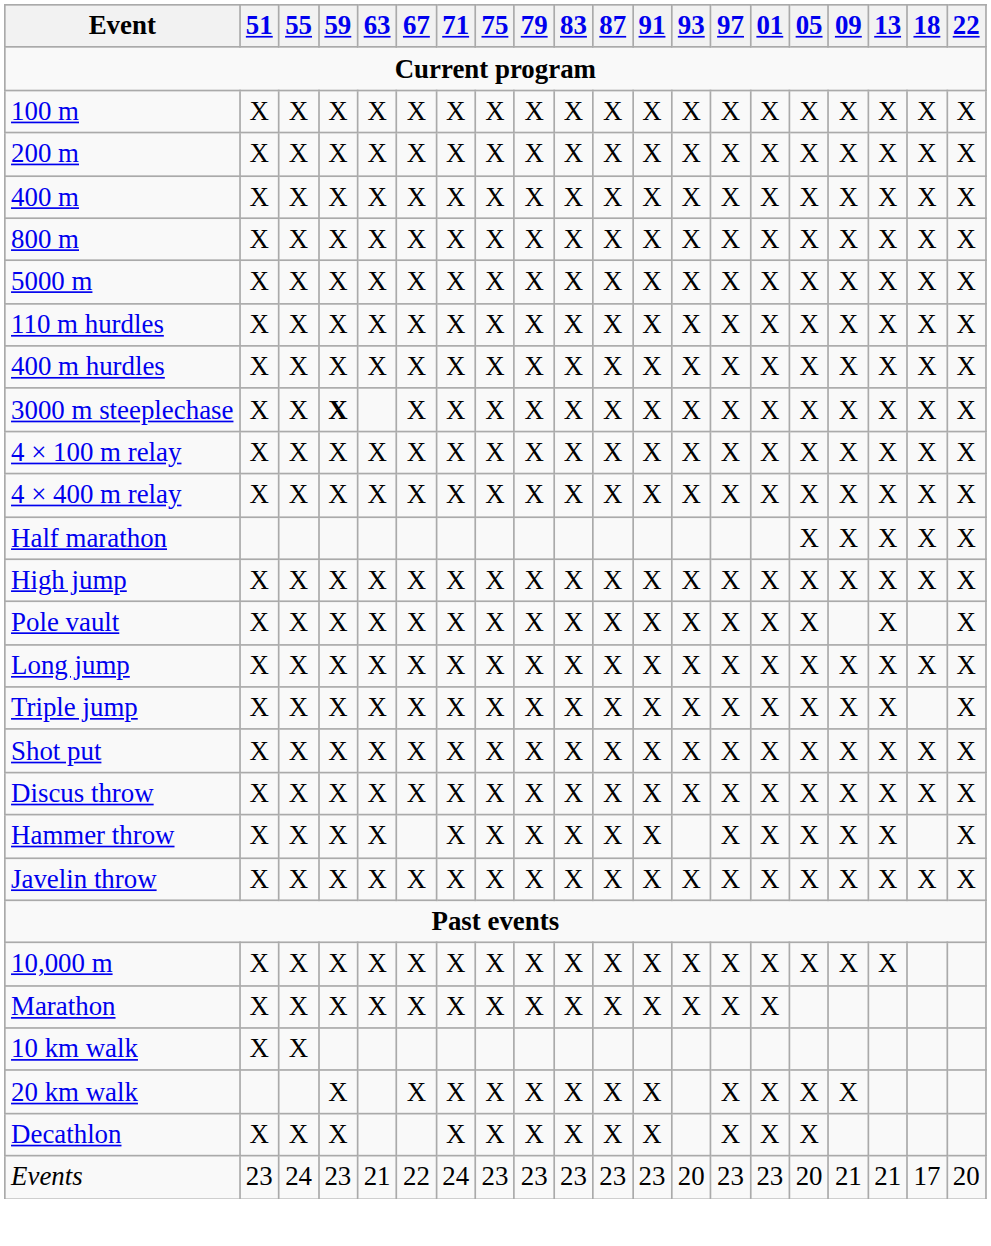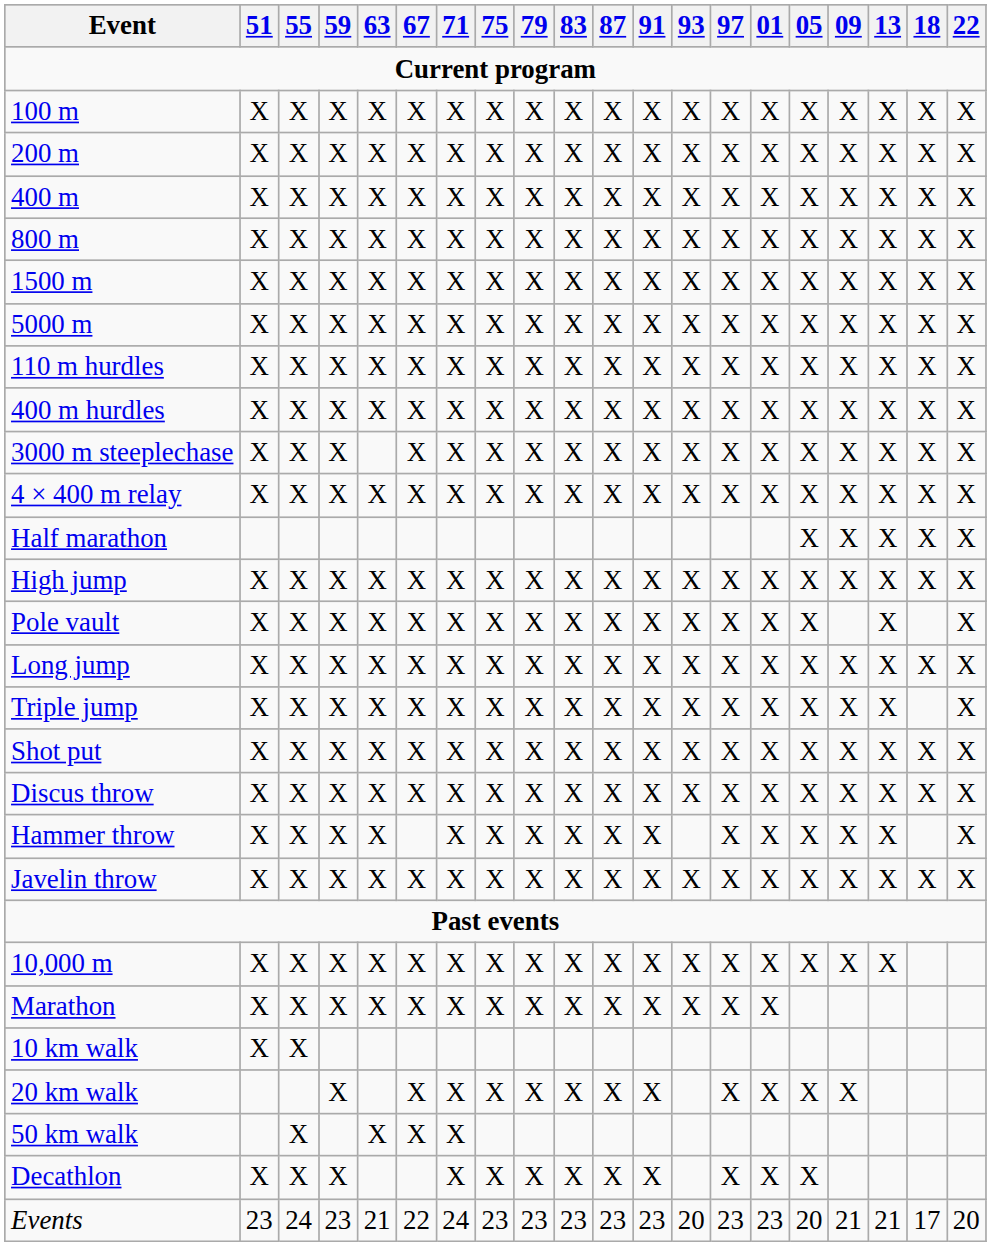+ row: (52, 281)
(338, 409) bold -> (338, 452) normal
- row: (96, 452)
+ row: (74, 1134)
